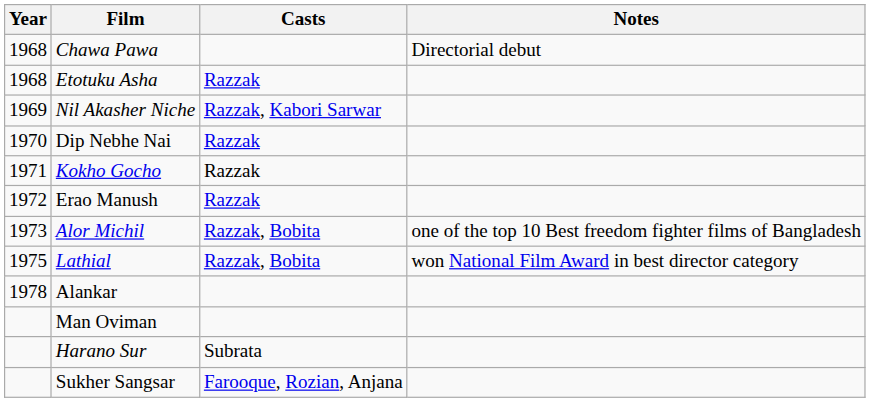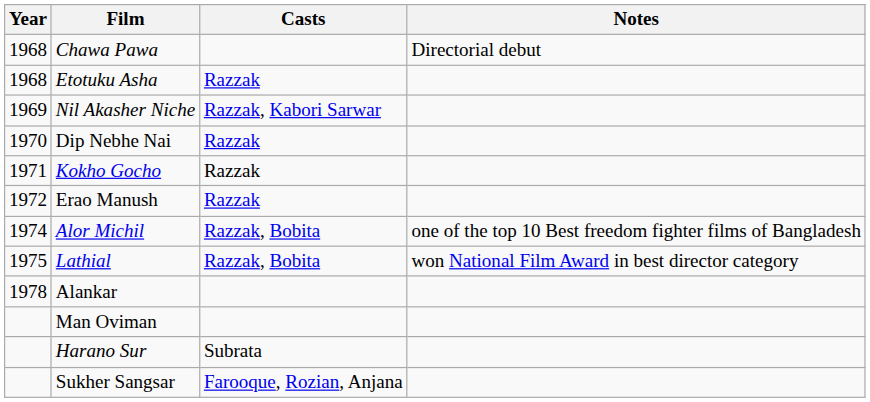(28, 230) 1973 -> (28, 230) 1974
